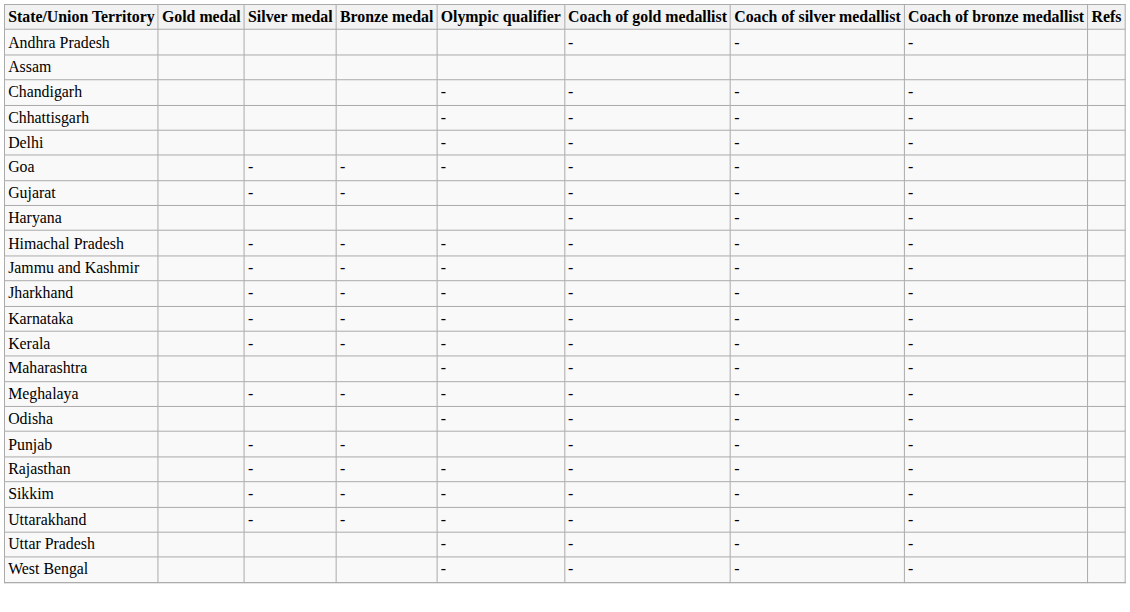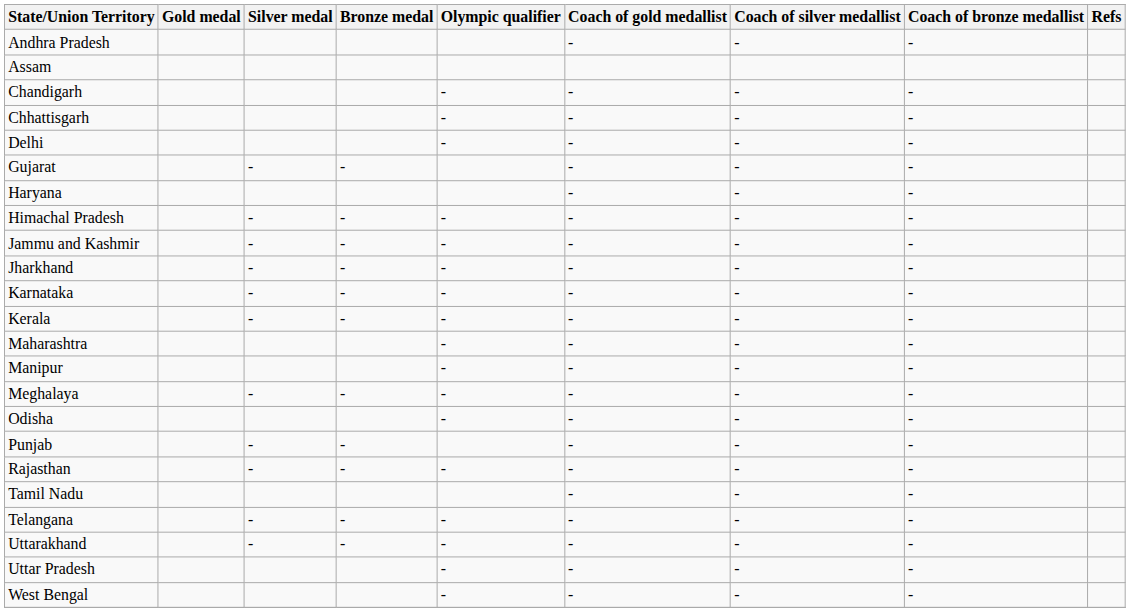- row: (21, 167)
+ row: (35, 368)
- row: (31, 494)
+ row: (46, 494)
+ row: (41, 519)
